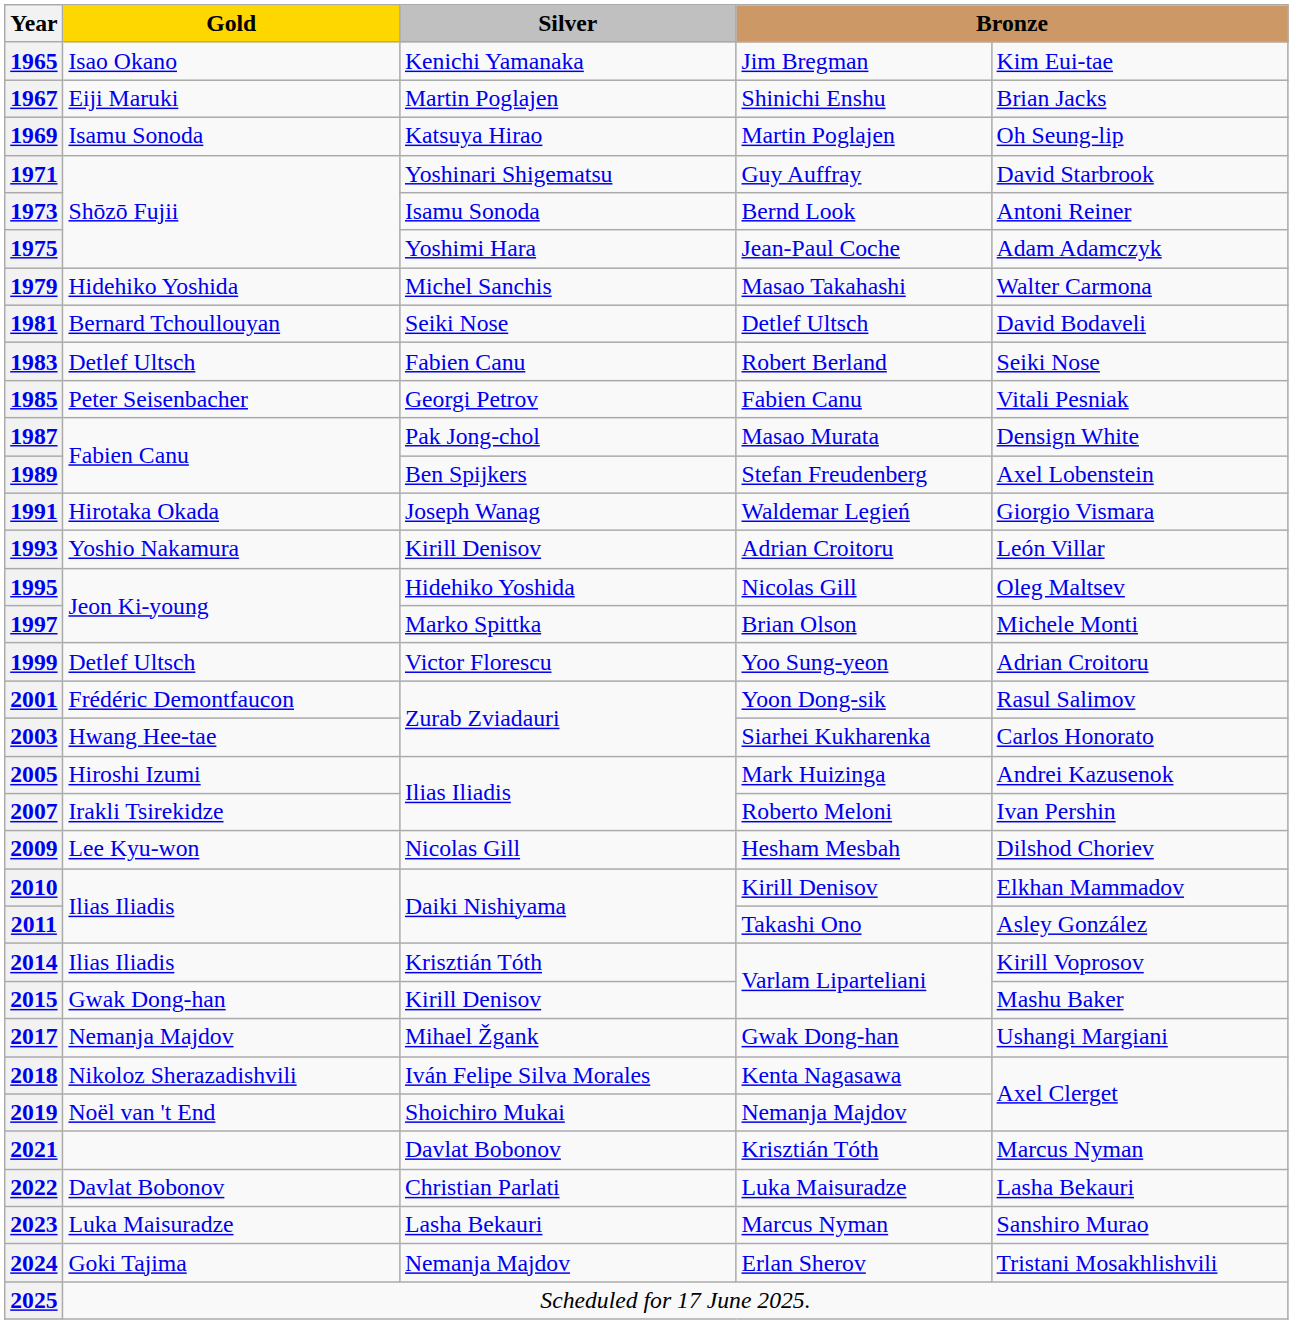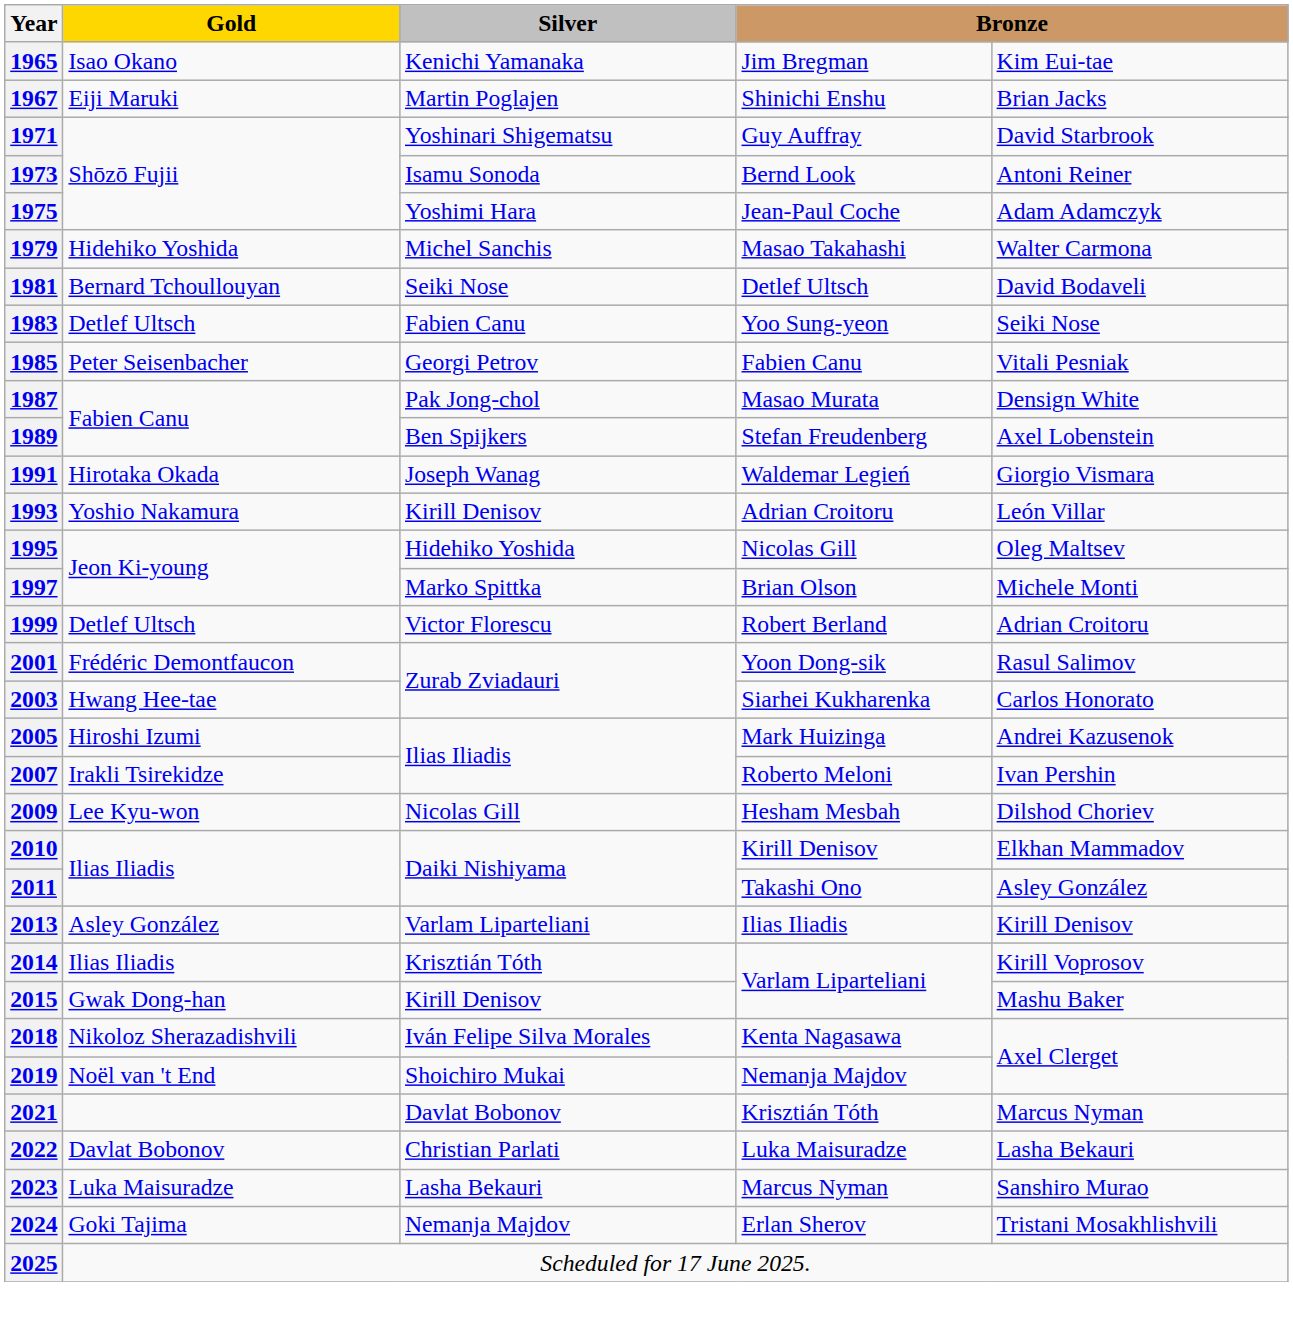- row: (34, 135)
(814, 361) Robert Berland -> (815, 323) Yoo Sung-yeon
(815, 661) Yoo Sung-yeon -> (814, 624) Robert Berland
+ row: (34, 924)
- row: (34, 1037)
